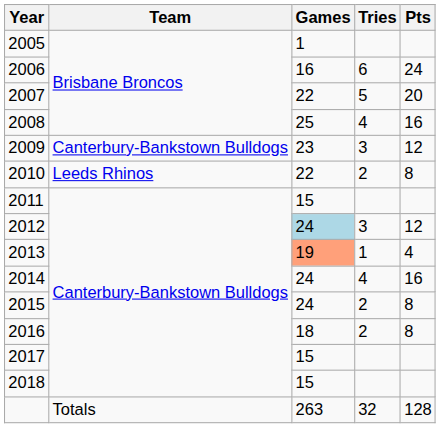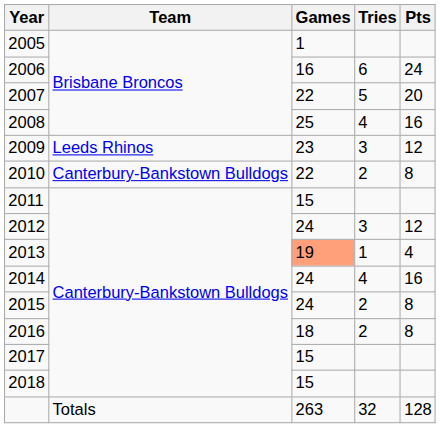(170, 148) Canterbury-Bankstown Bulldogs -> (103, 148) Leeds Rhinos
(103, 174) Leeds Rhinos -> (170, 174) Canterbury-Bankstown Bulldogs
(305, 226) lightblue background -> (305, 226) no background
